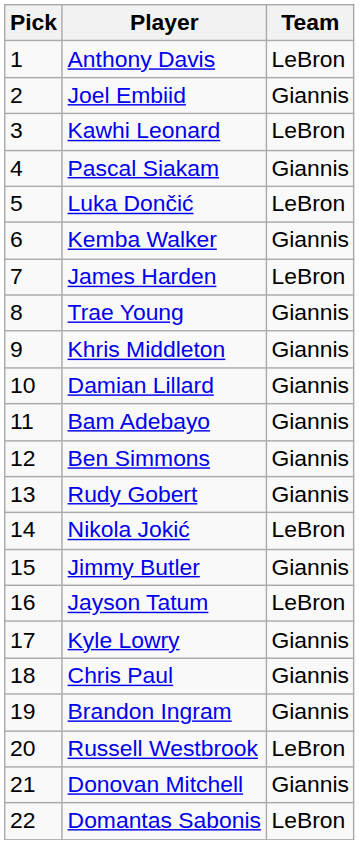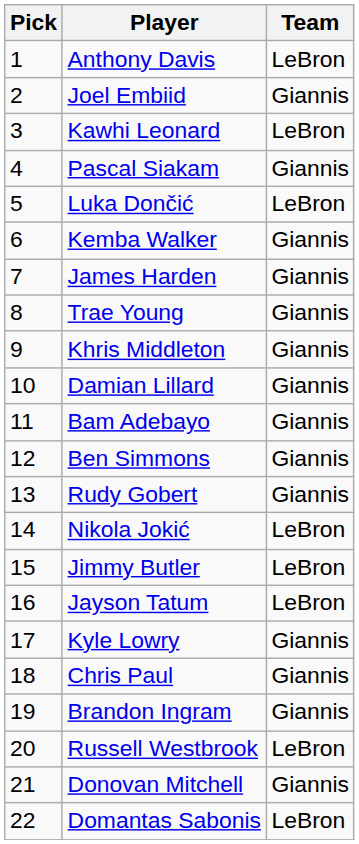(308, 276) LeBron -> (310, 276) Giannis
(310, 566) Giannis -> (308, 566) LeBron
